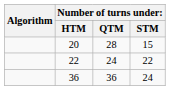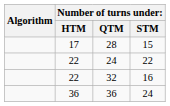(74, 45) 20 -> (74, 45) 17
+ row: (111, 77)
